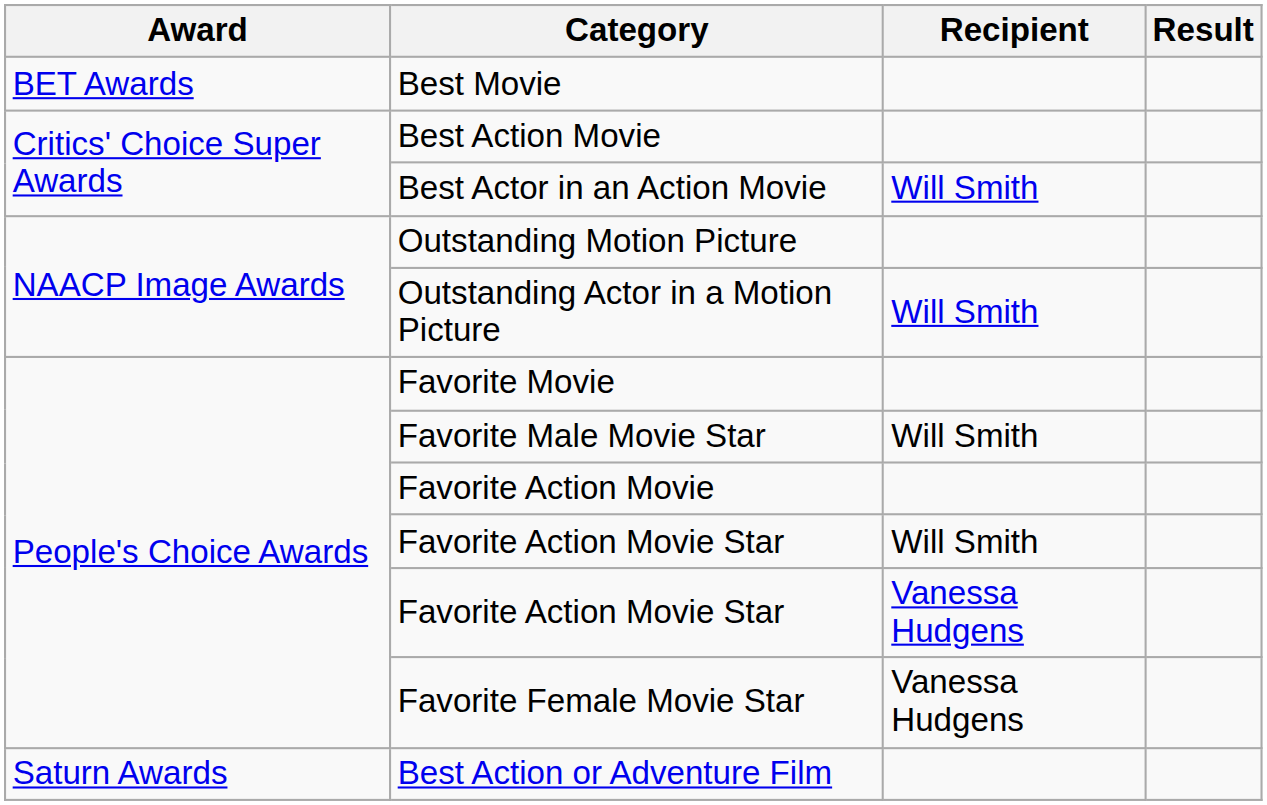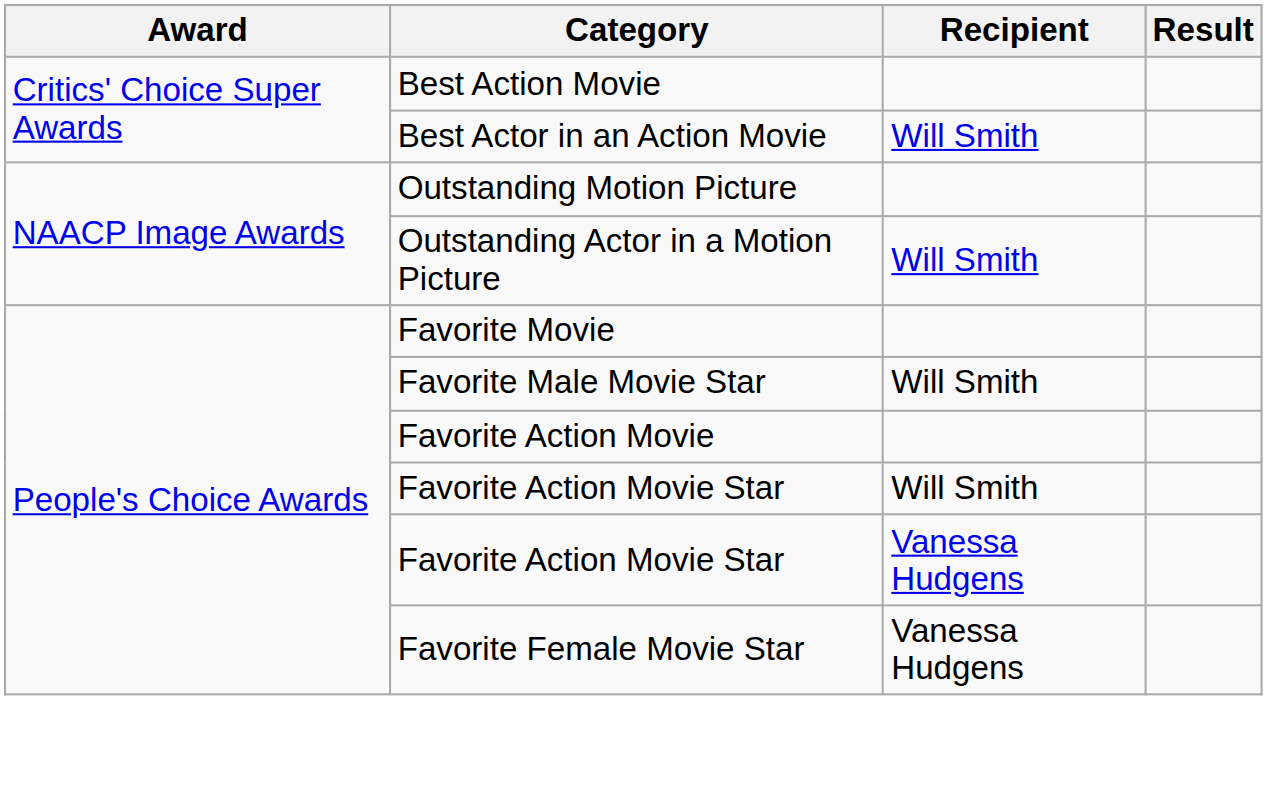- row: (480, 83)
- row: (615, 772)
